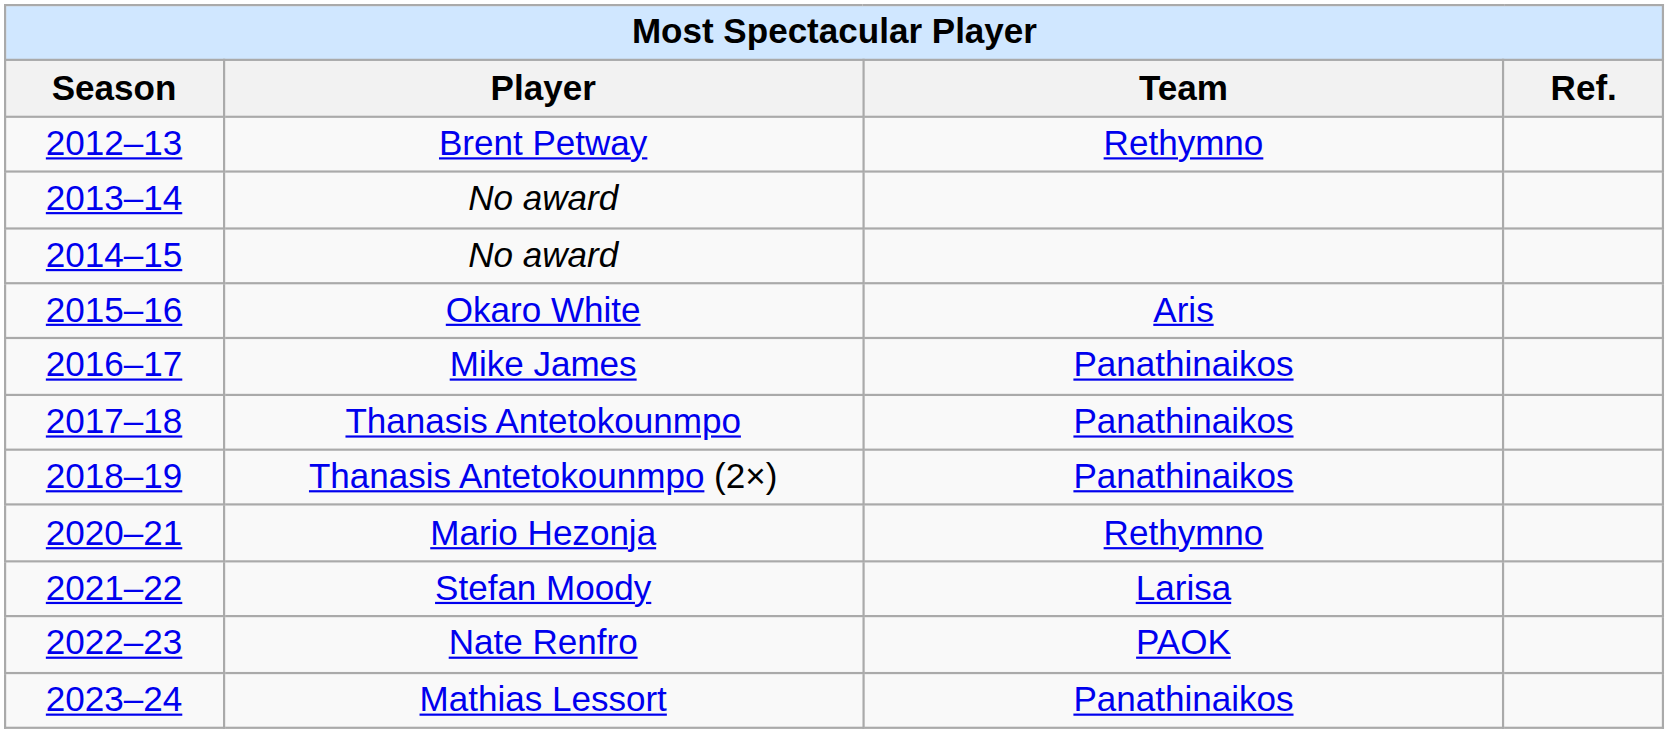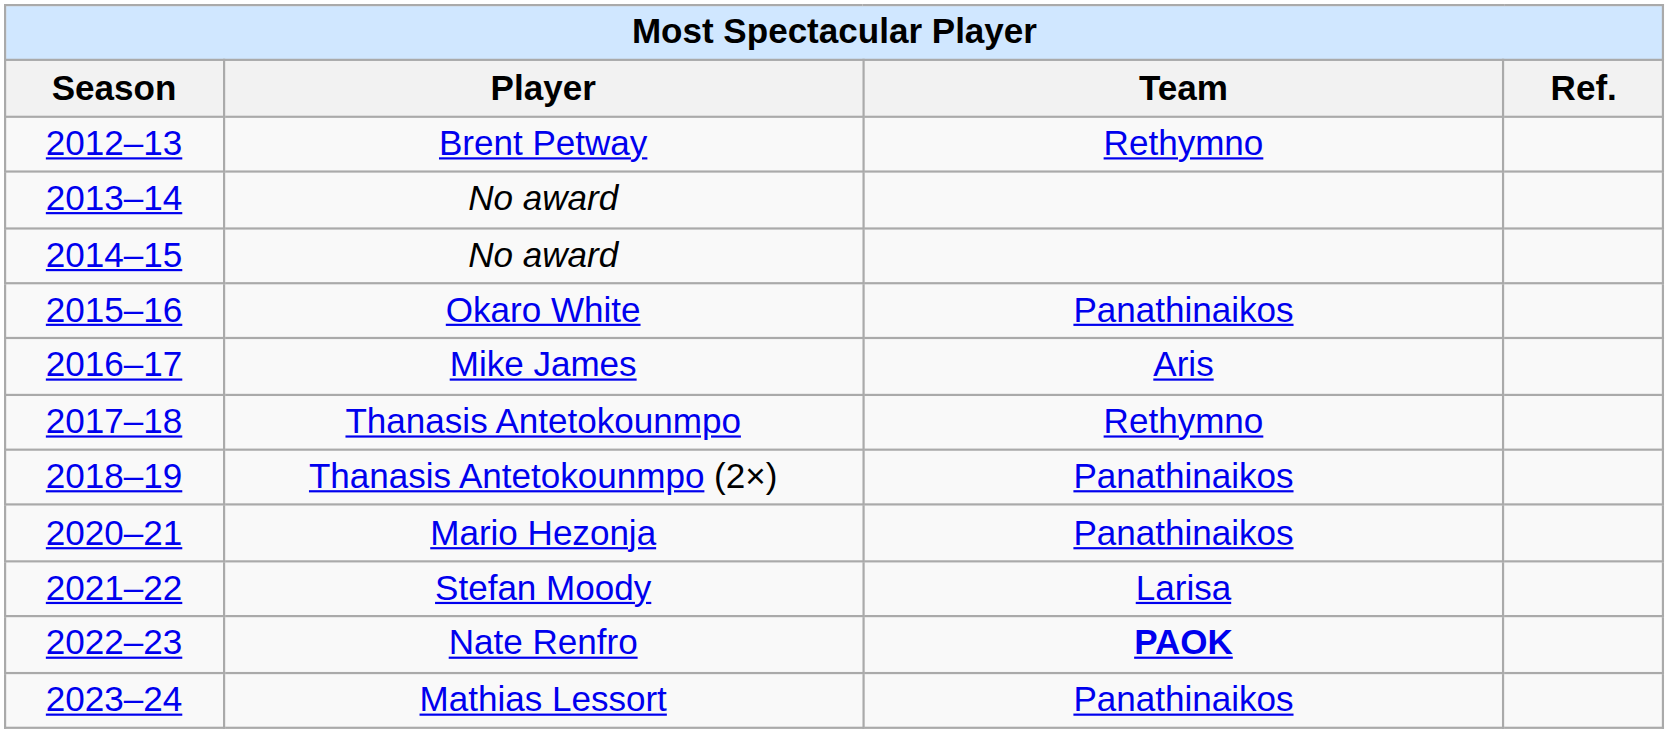(1183, 310) Aris -> (1183, 310) Panathinaikos
(1183, 365) Panathinaikos -> (1183, 365) Aris
(1183, 421) Panathinaikos -> (1183, 421) Rethymno
(1183, 532) Rethymno -> (1183, 532) Panathinaikos
(1183, 643) normal -> (1183, 643) bold
